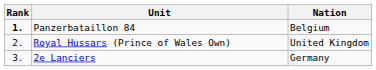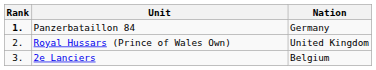(310, 27) Belgium -> (310, 27) Germany
(310, 58) Germany -> (310, 58) Belgium
